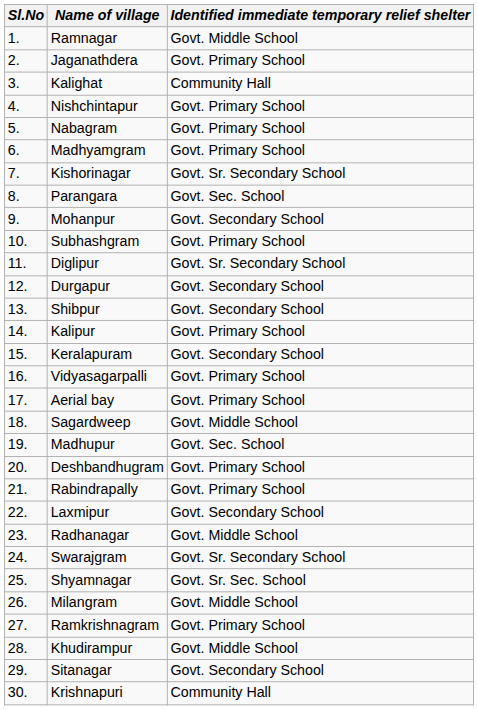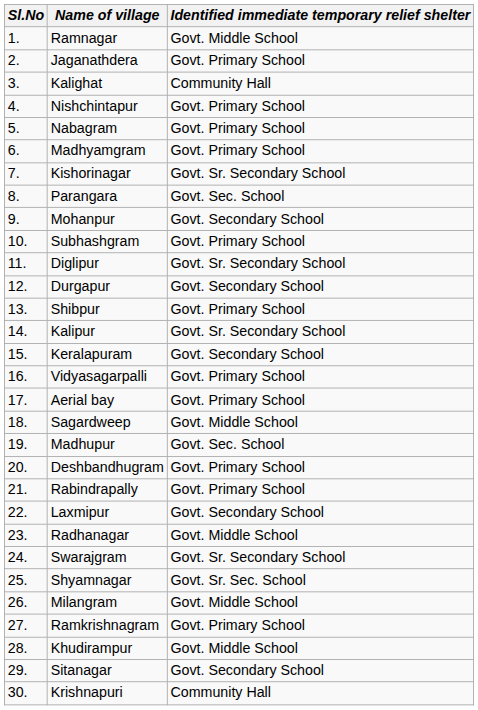(247, 309) Govt. Secondary School -> (238, 309) Govt. Primary School
(238, 331) Govt. Primary School -> (258, 331) Govt. Sr. Secondary School
